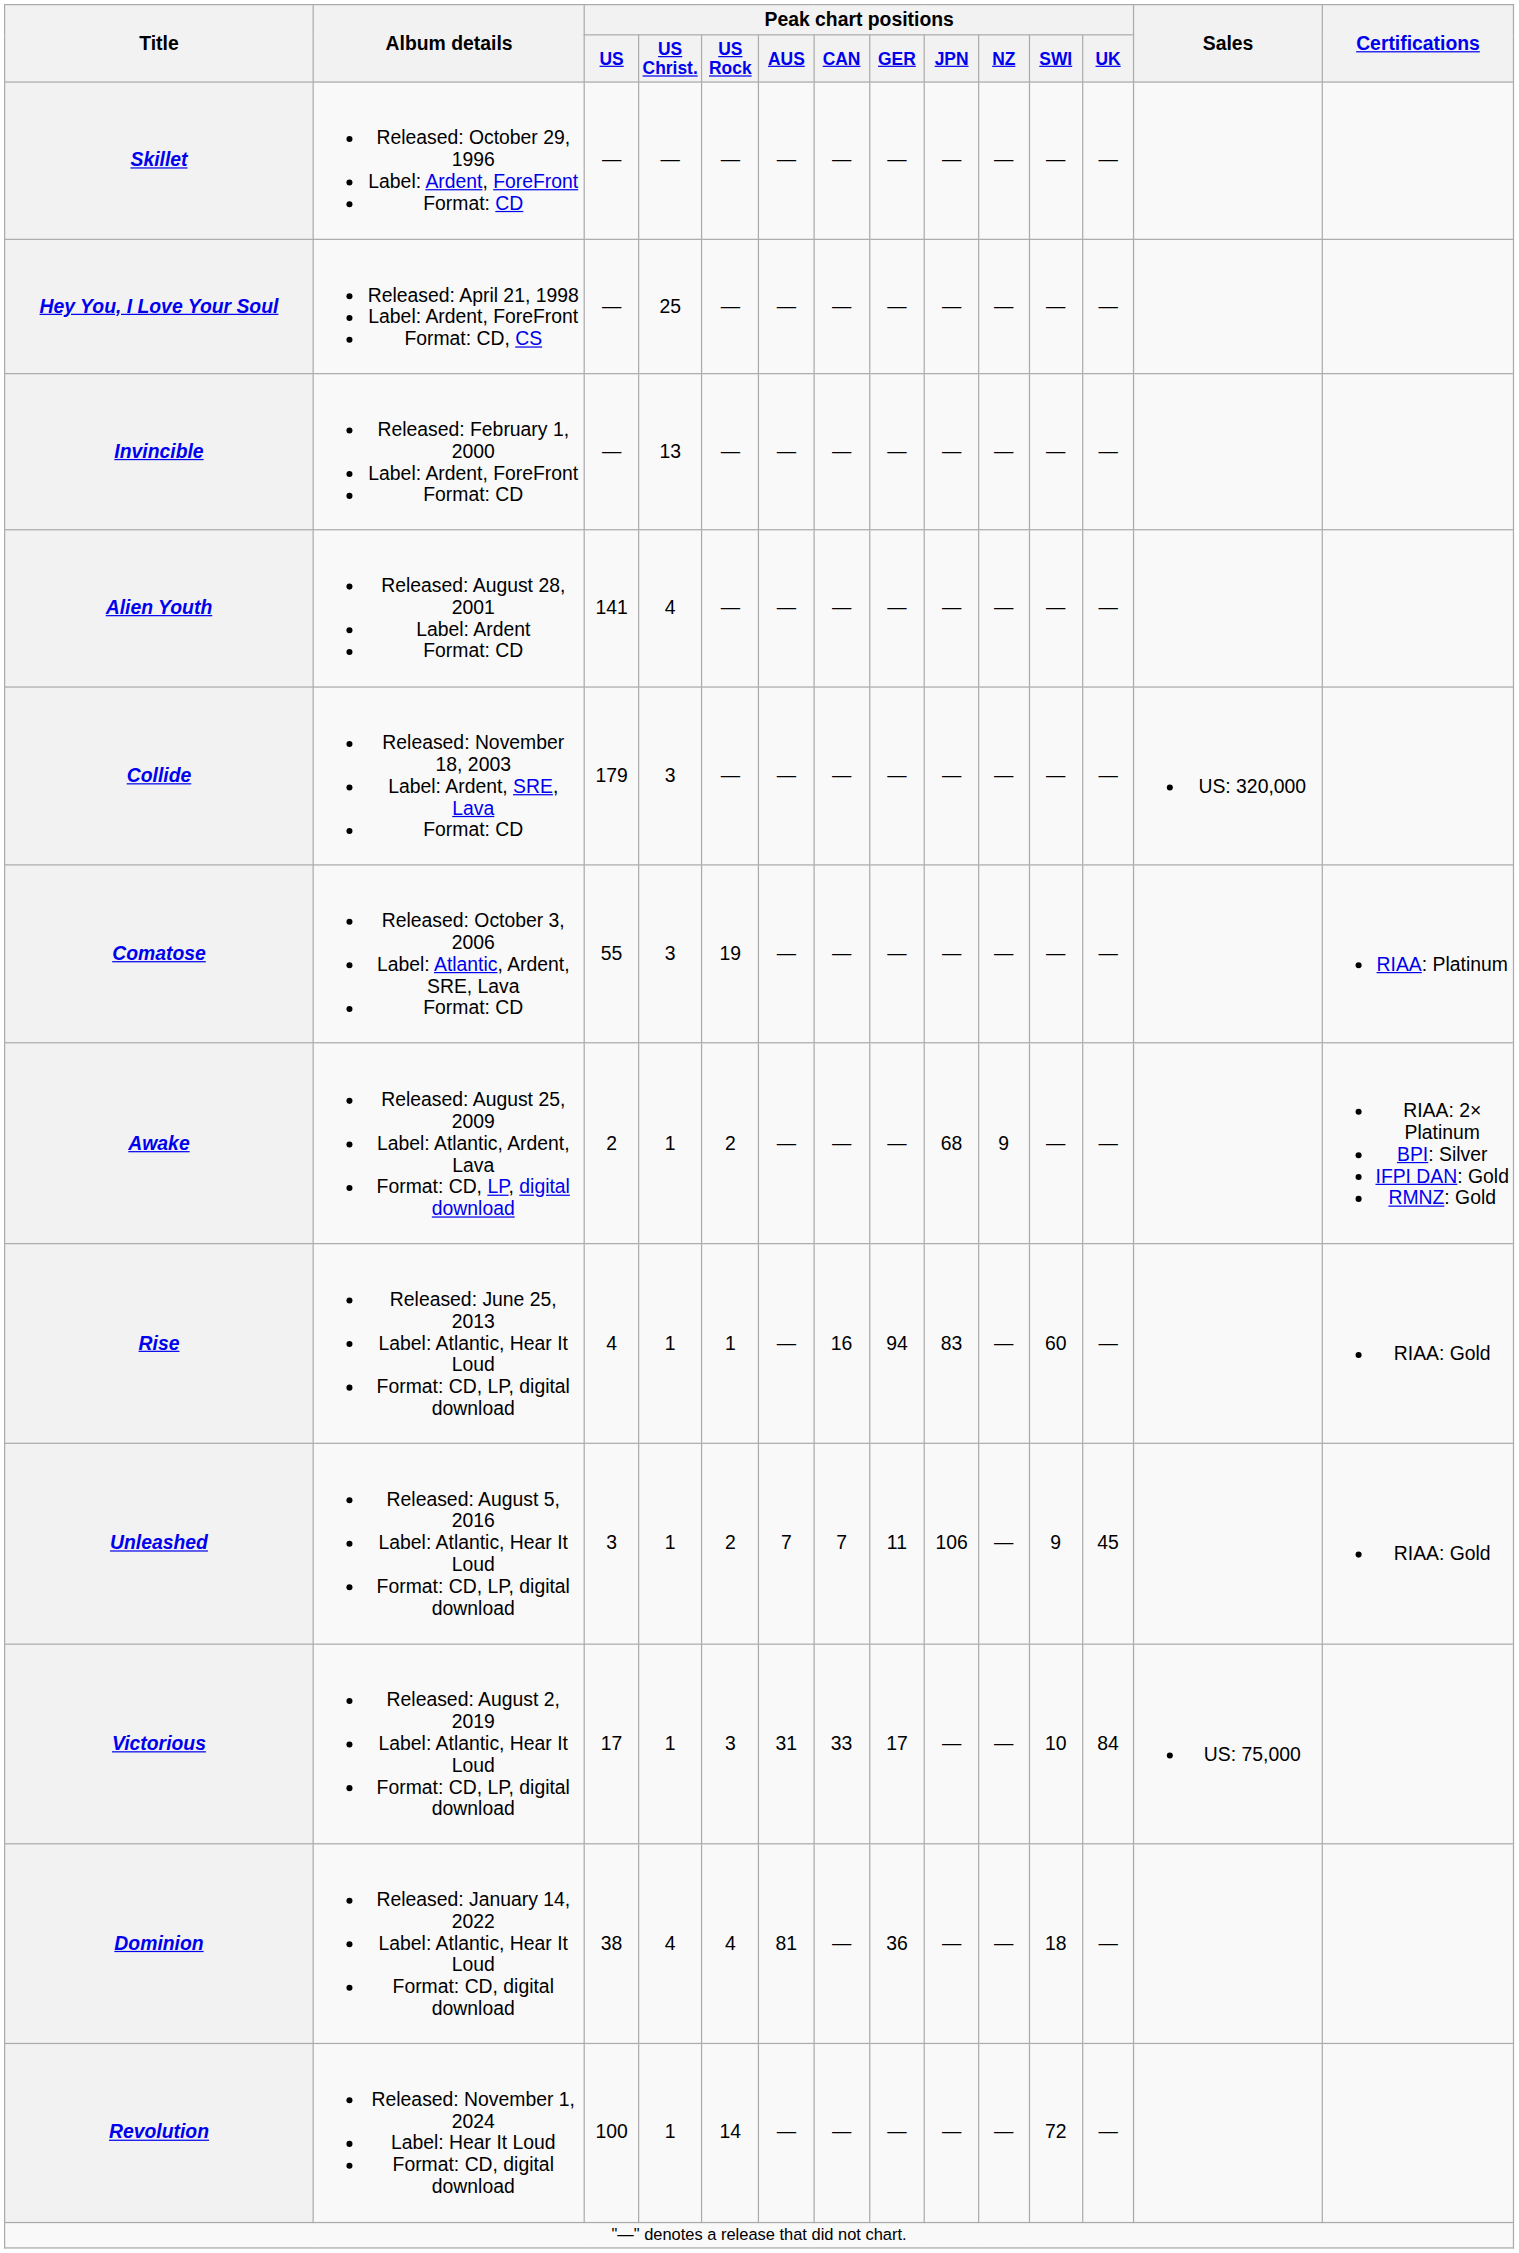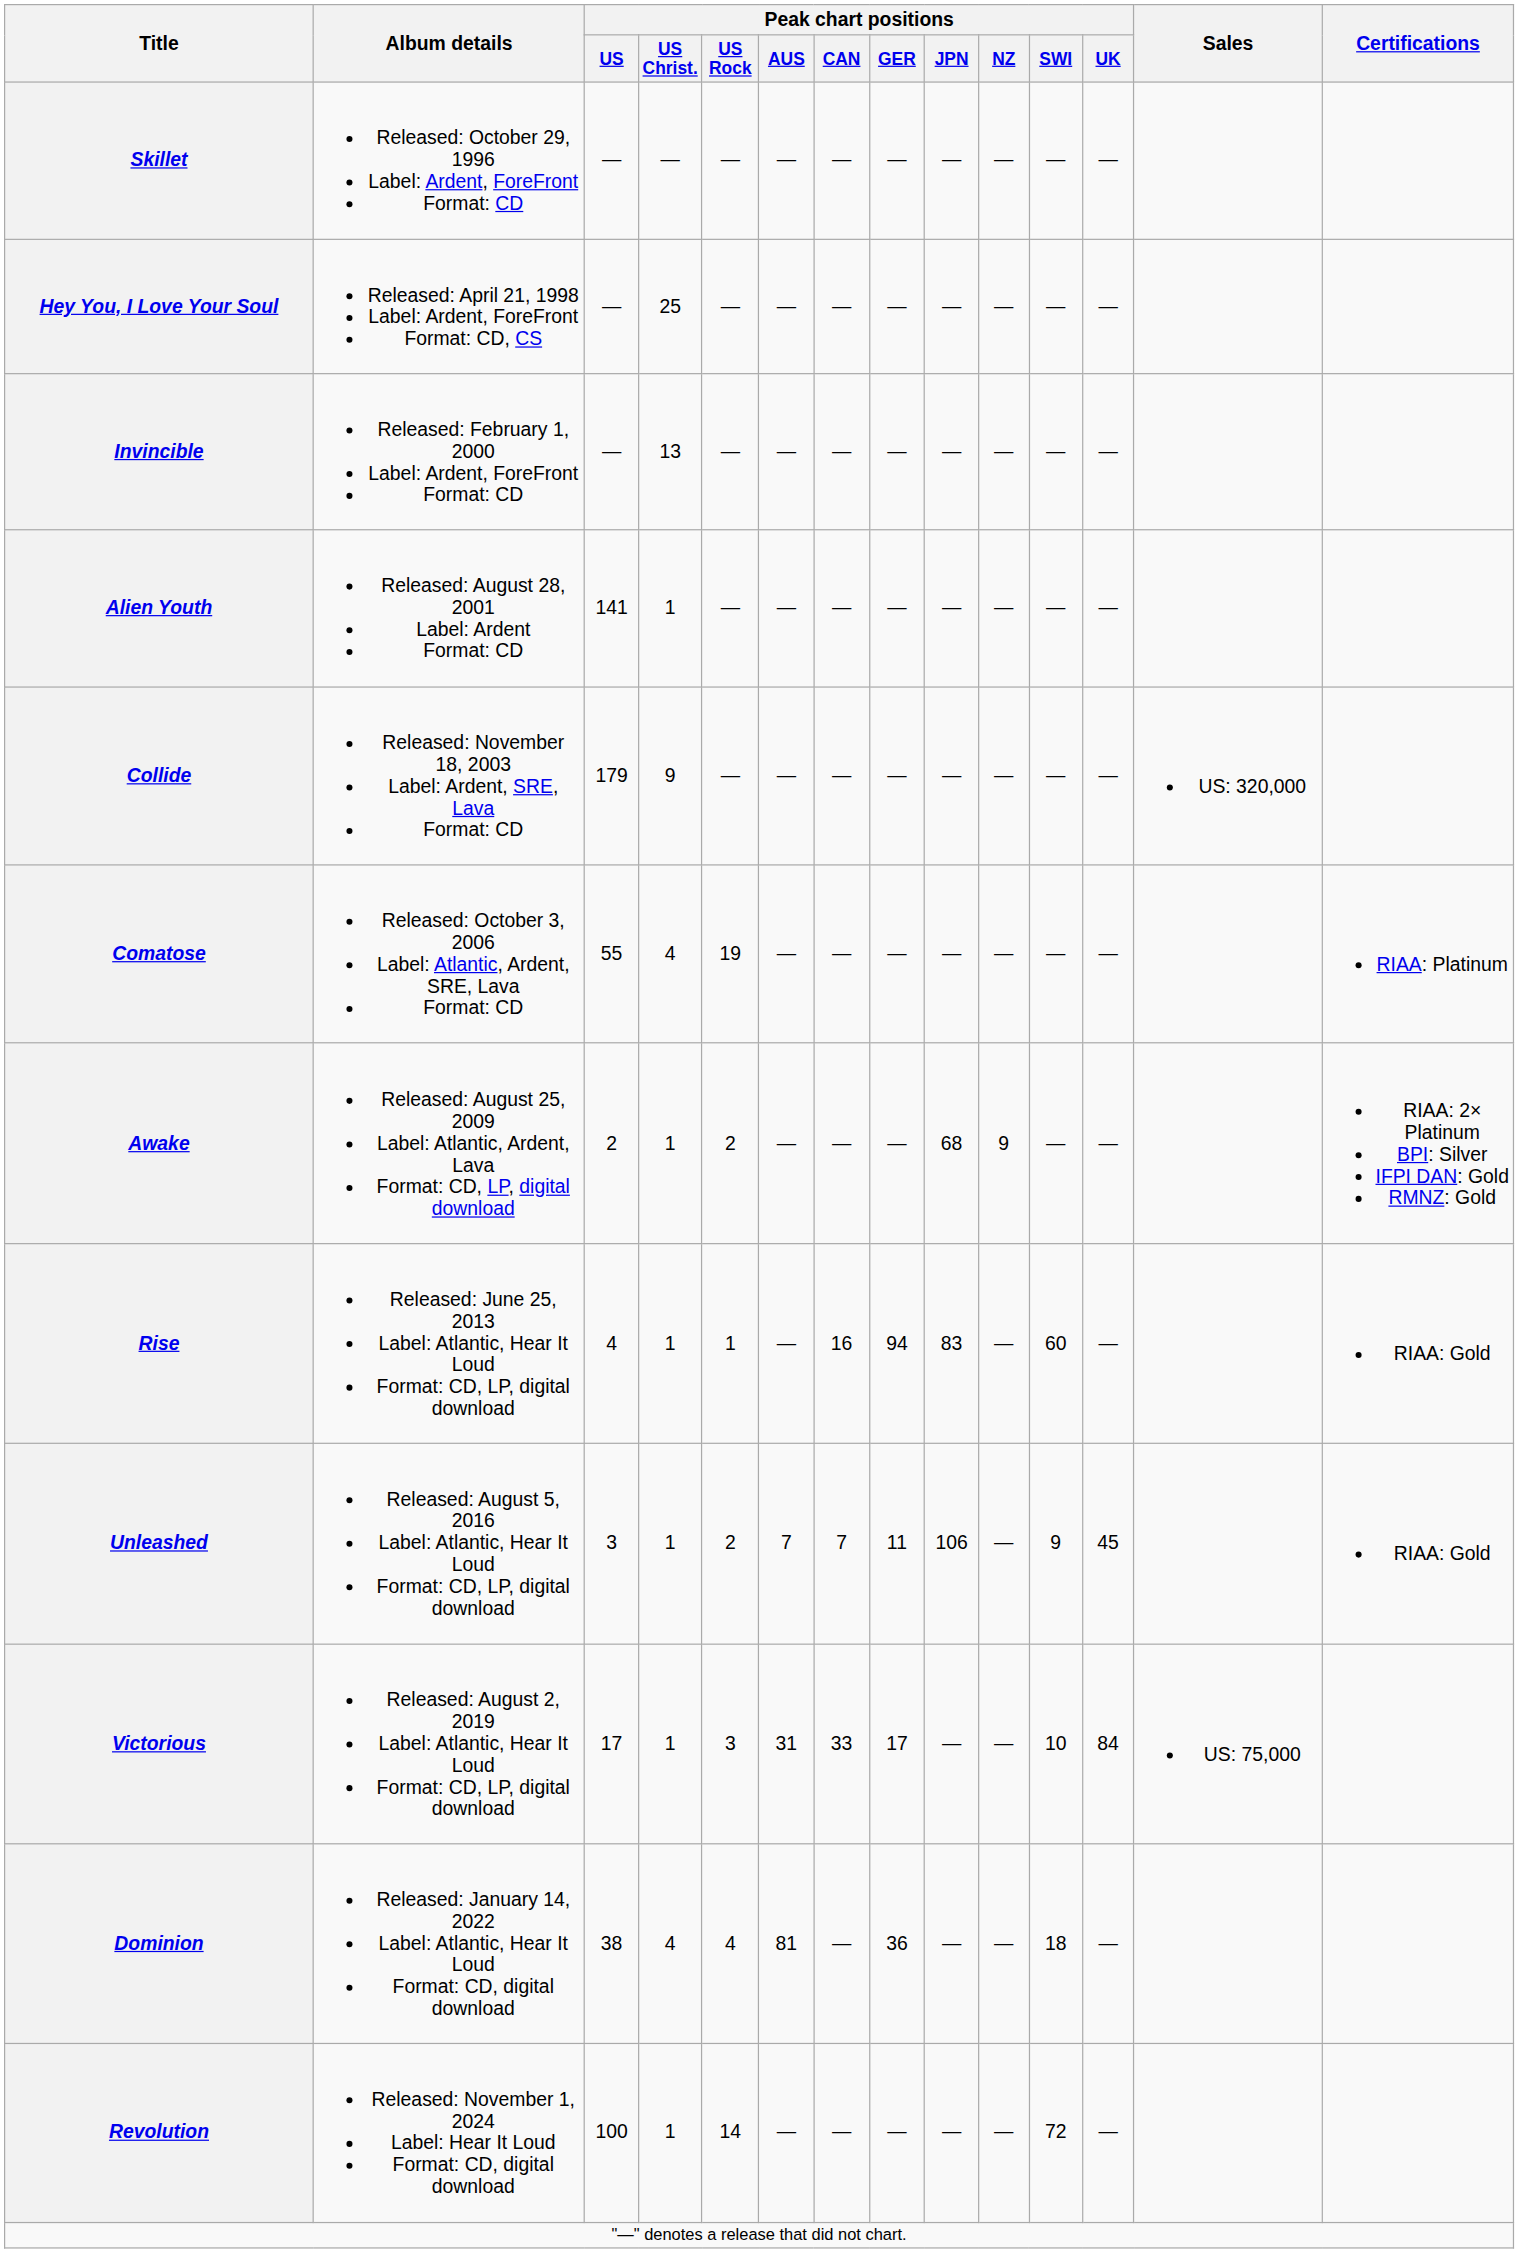(670, 608) 4 -> (670, 608) 1
(670, 775) 3 -> (670, 775) 9
(670, 953) 3 -> (670, 953) 4
